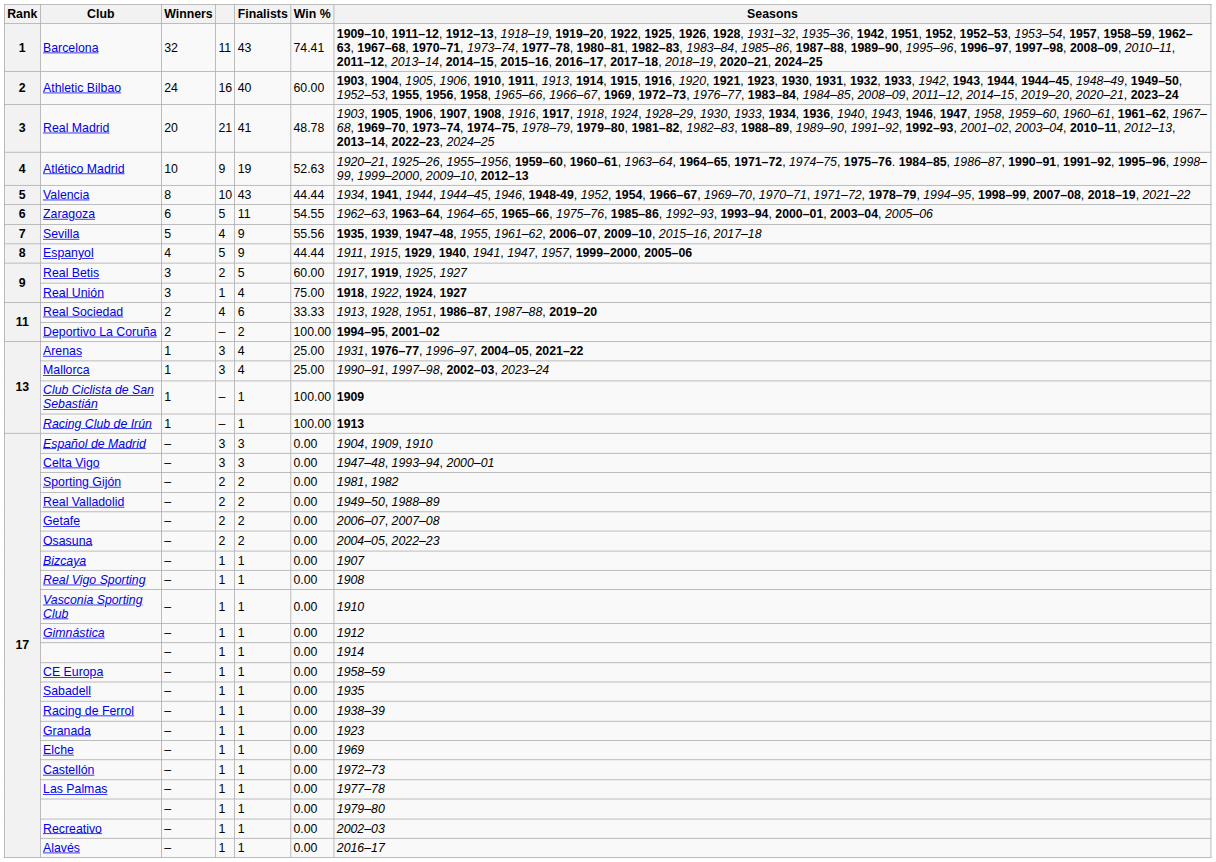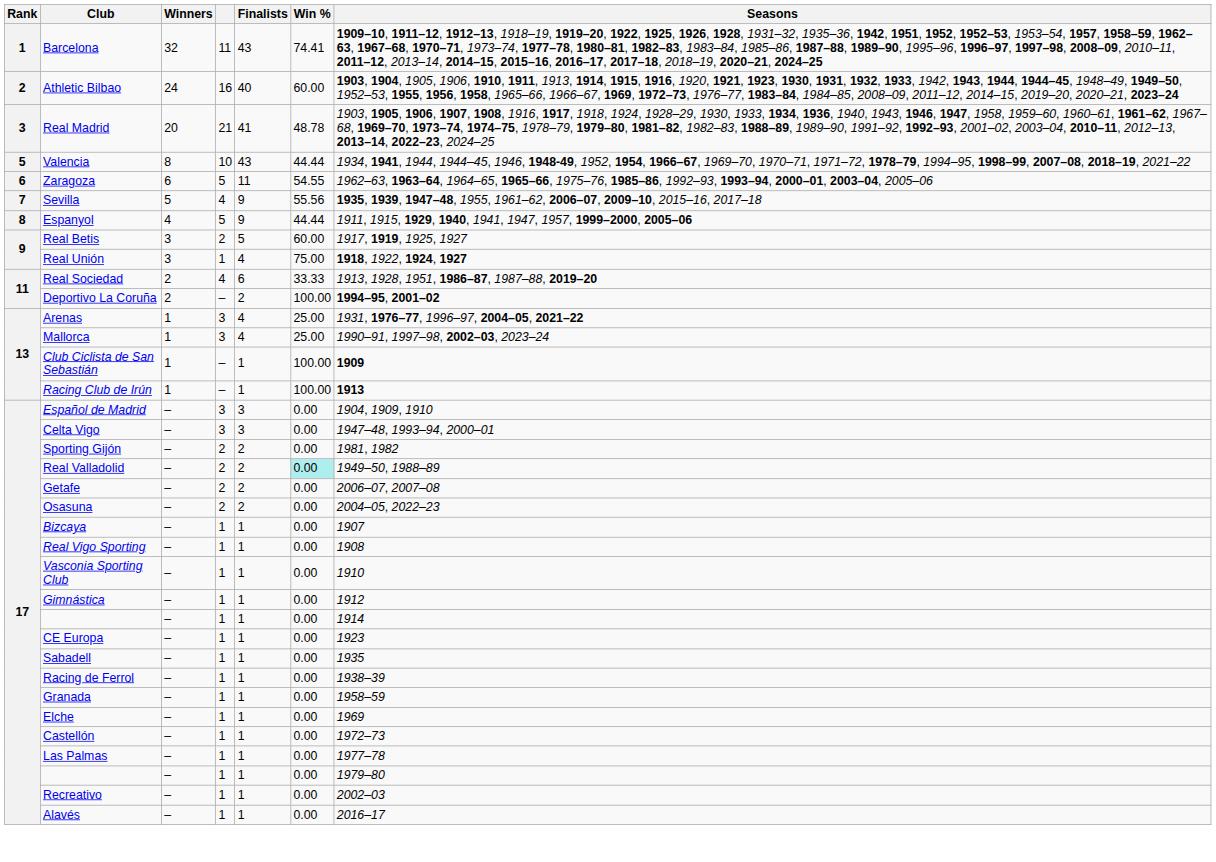- row: (22, 168)
(305, 502) no background -> (305, 468) paleturquoise background
(361, 672) 1958–59 -> (350, 638) 1923
(350, 730) 1923 -> (361, 697) 1958–59
